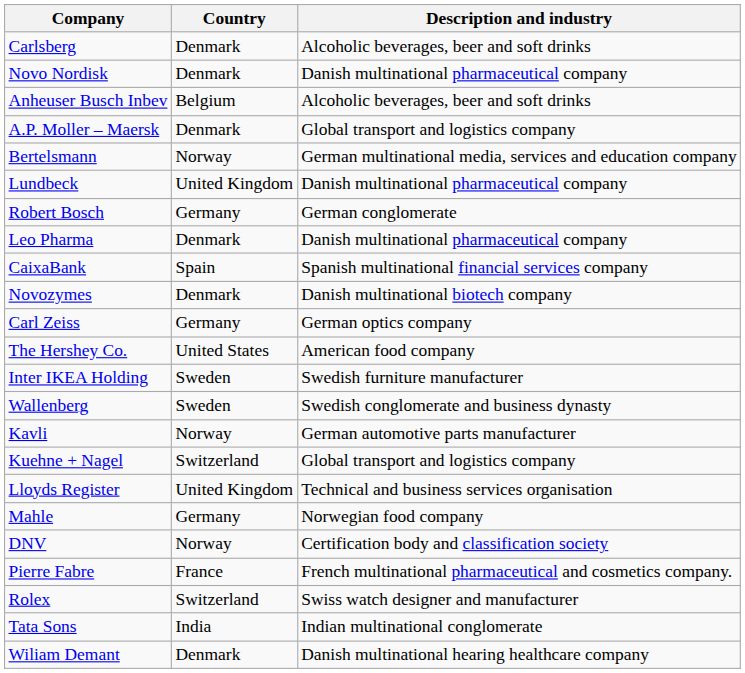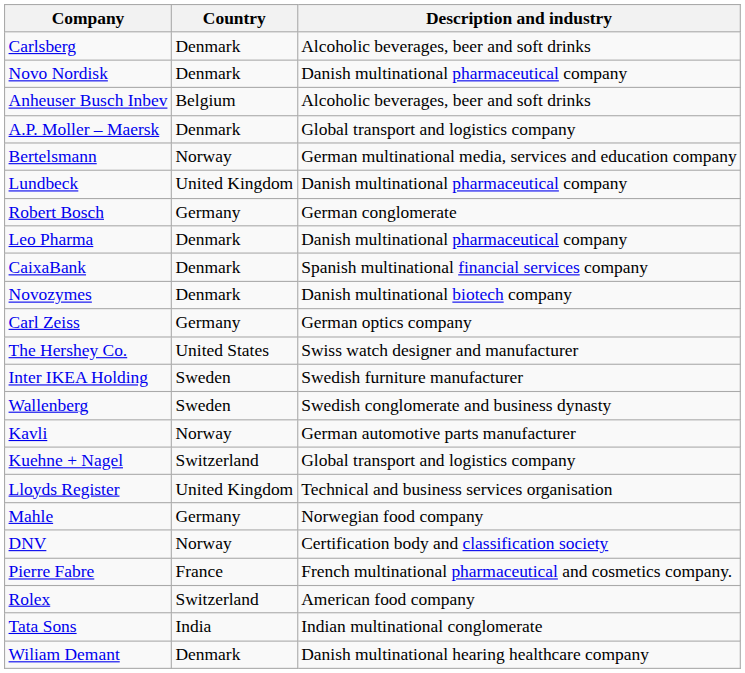(195, 267) Spain -> (208, 267) Denmark
(388, 350) American food company -> (440, 350) Swiss watch designer and manufacturer
(440, 599) Swiss watch designer and manufacturer -> (388, 599) American food company
